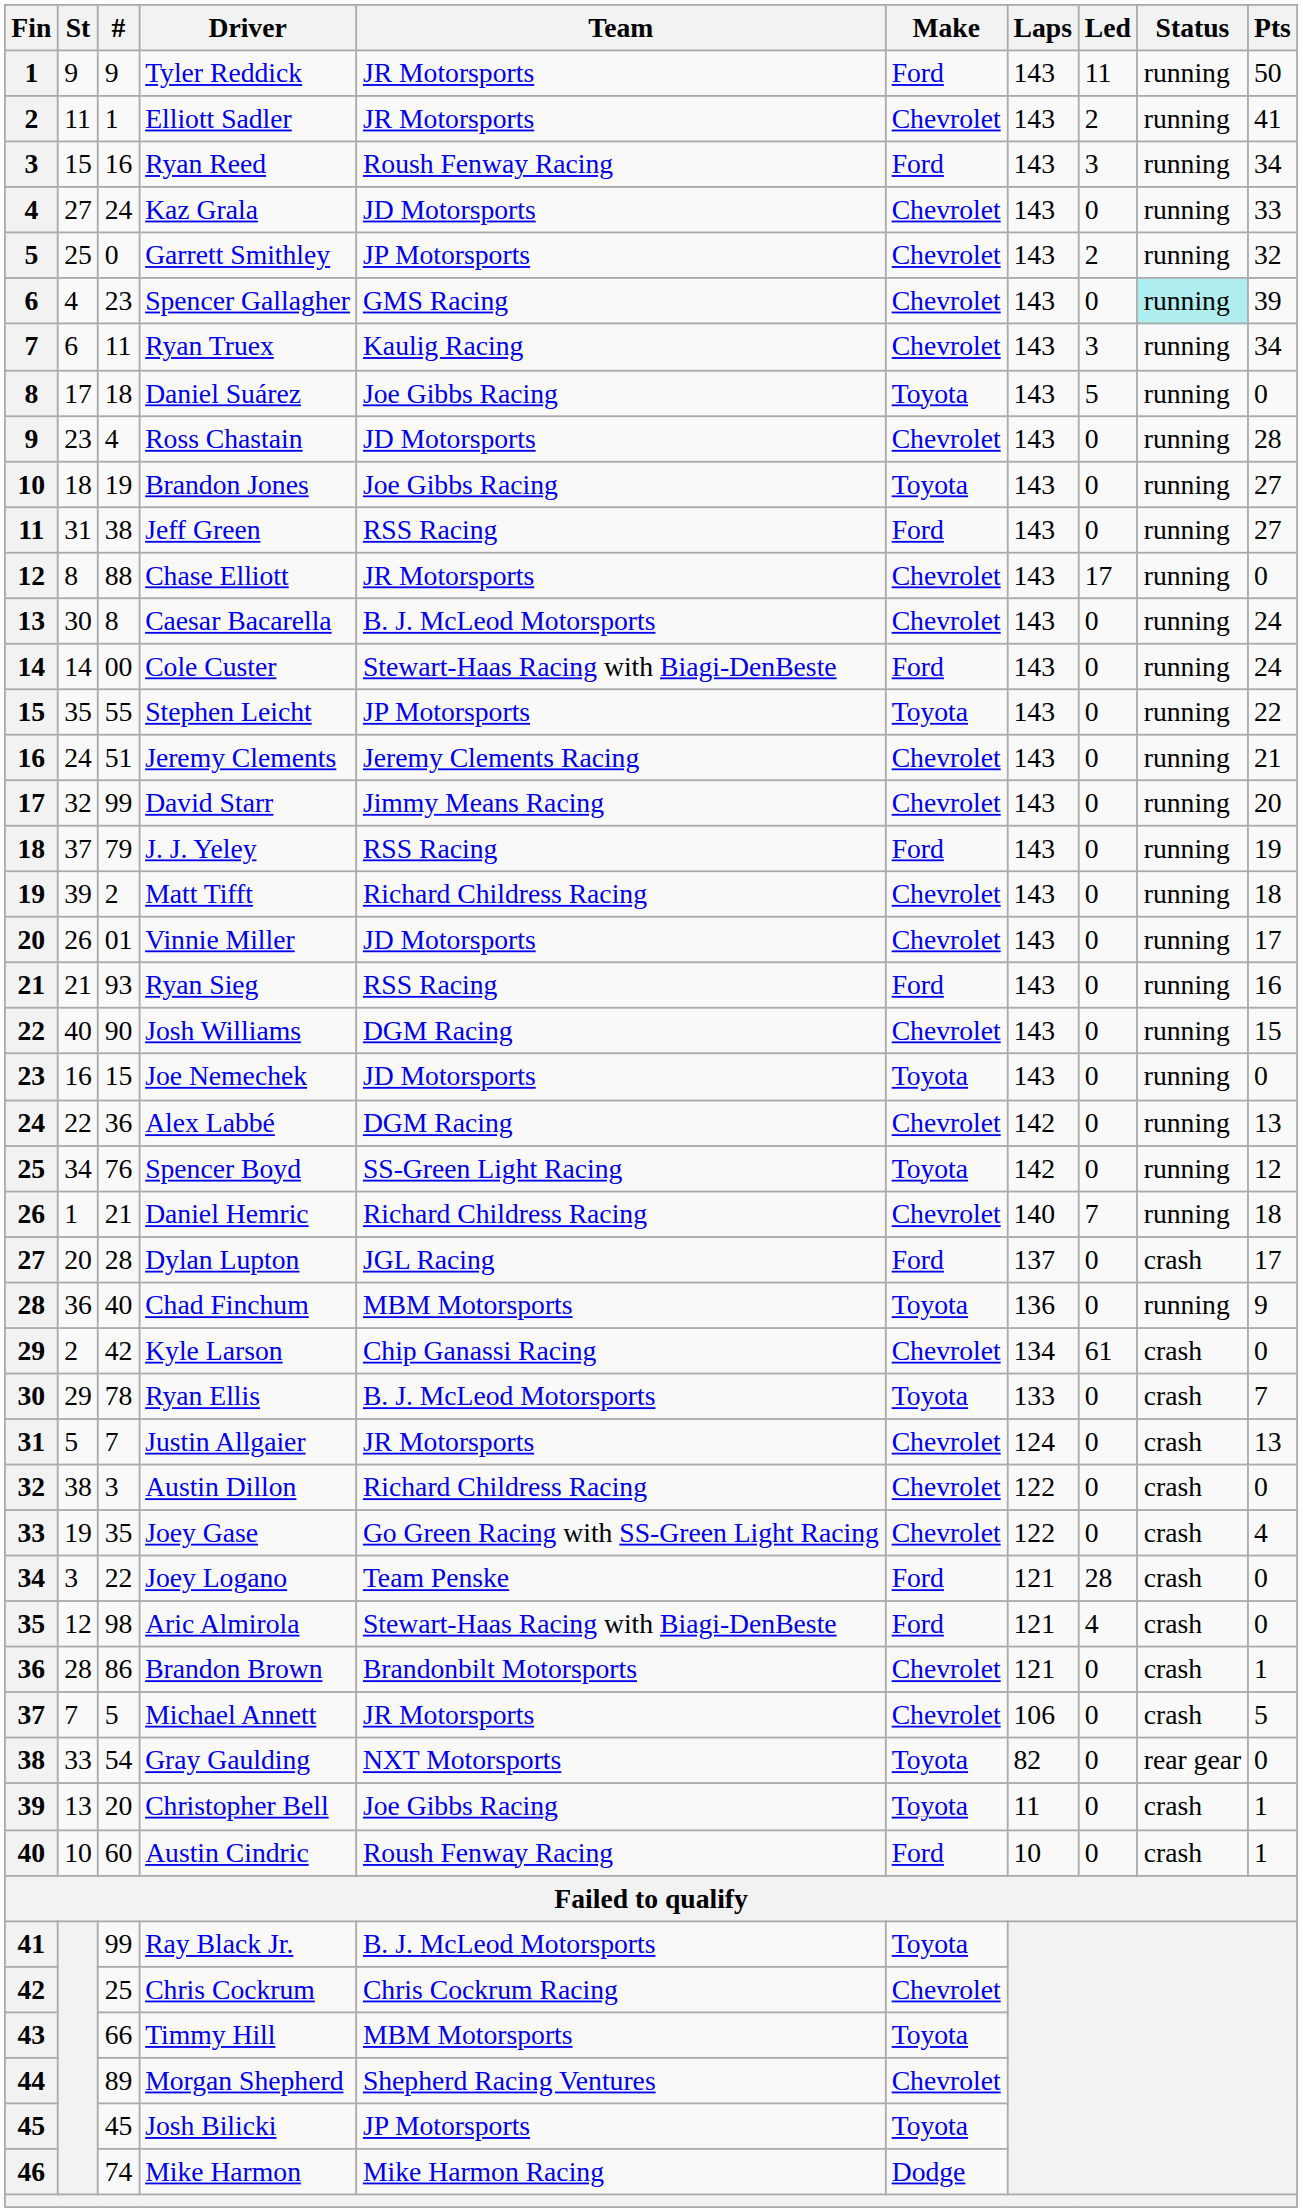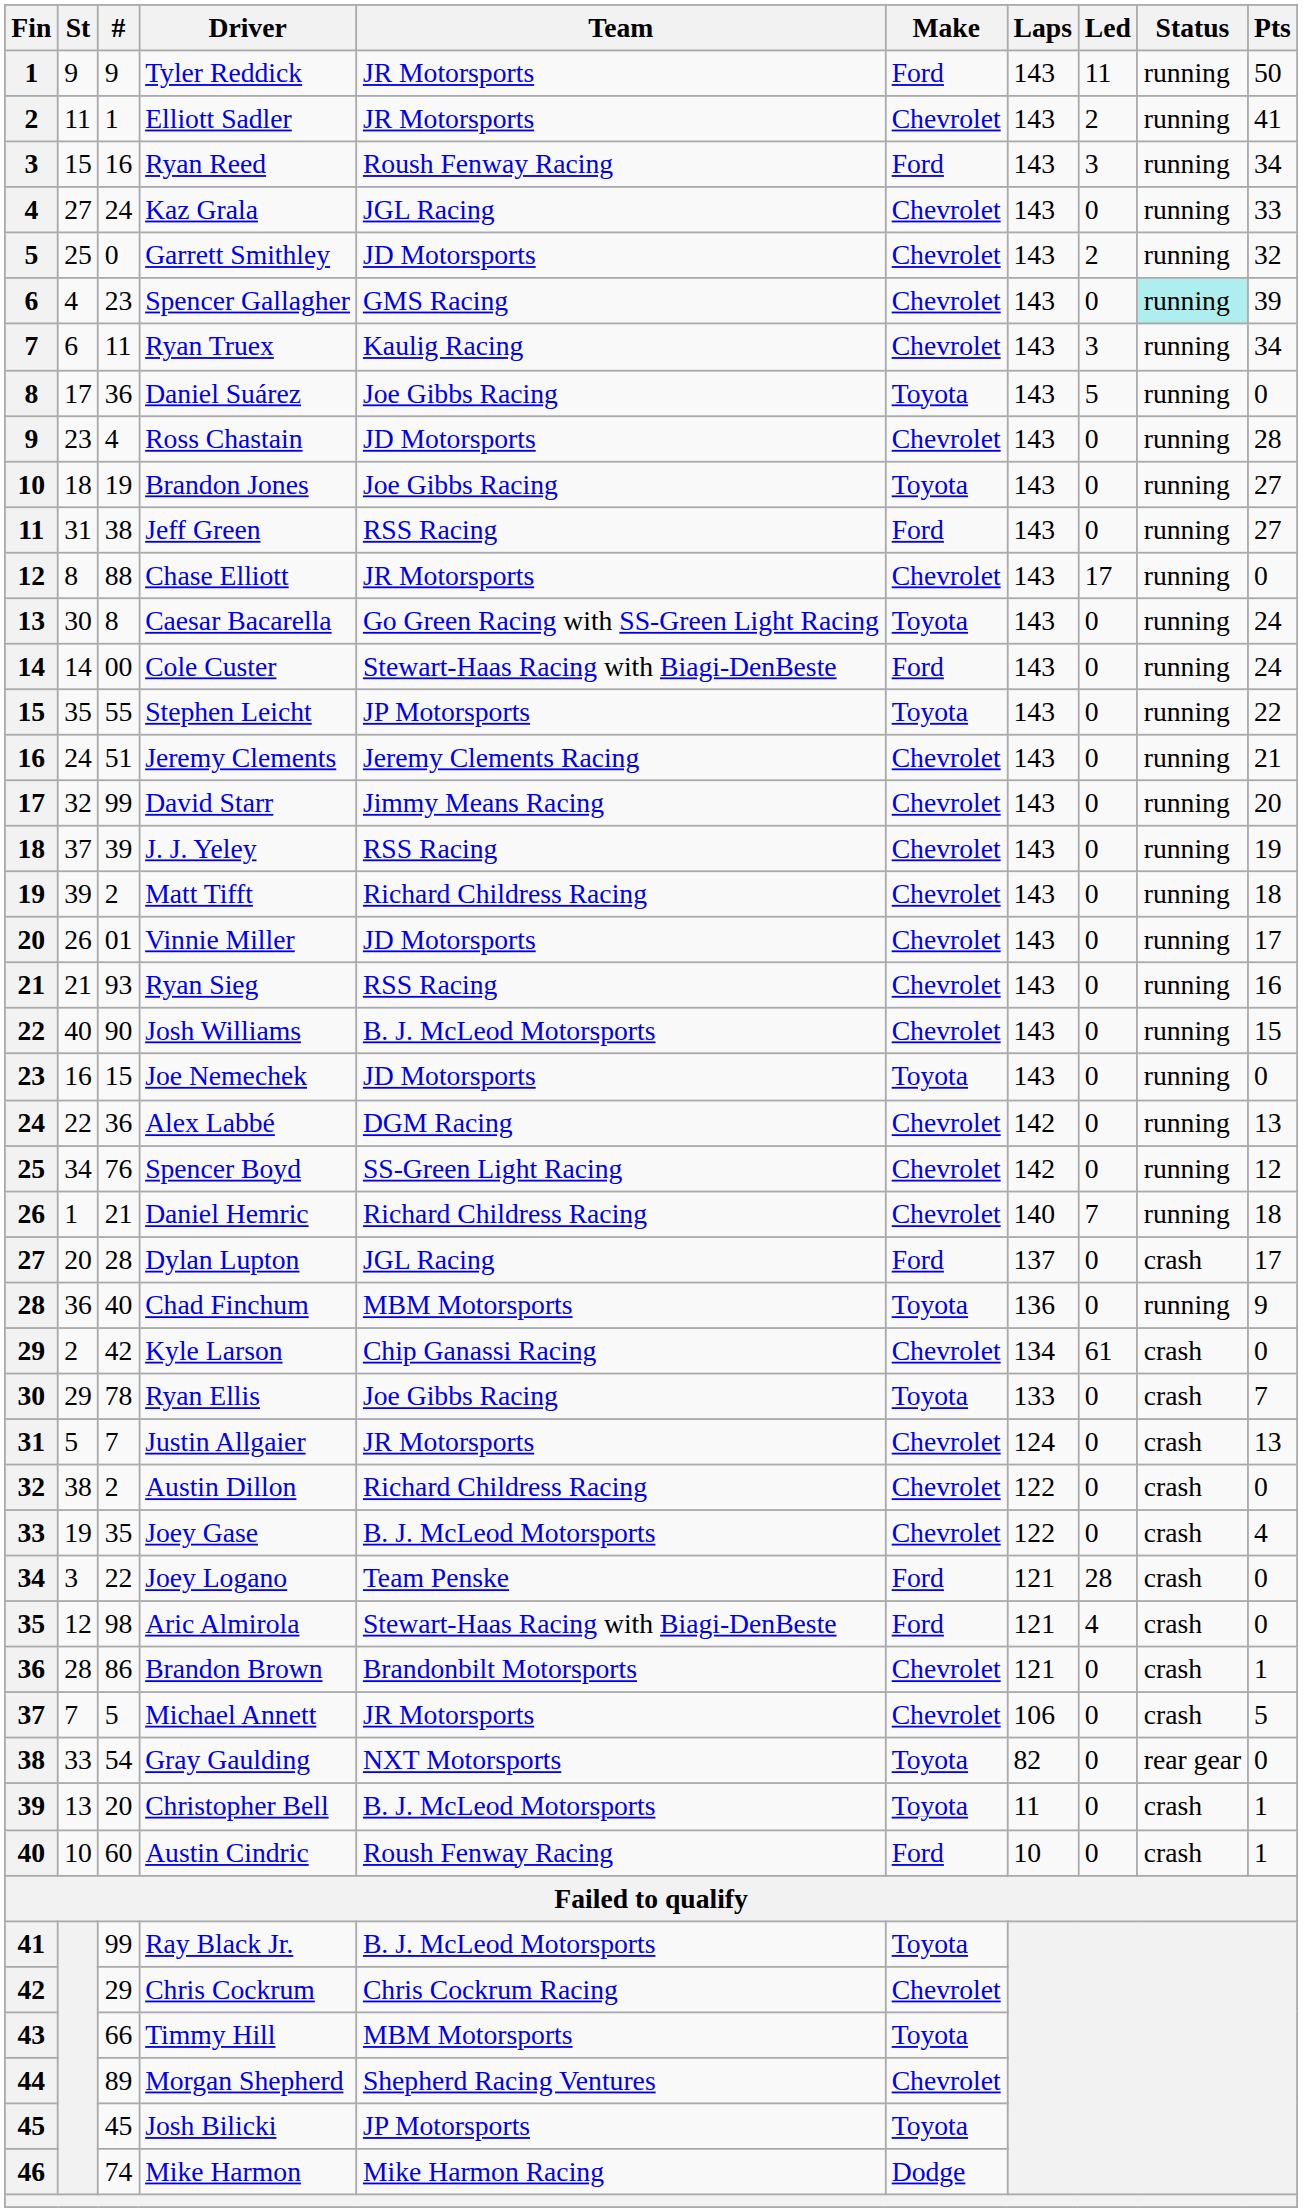(449, 209) JD Motorsports -> (429, 209) JGL Racing
(447, 255) JP Motorsports -> (449, 255) JD Motorsports
(118, 392) 18 -> (118, 392) 36
(509, 620) B. J. McLeod Motorsports -> (621, 620) Go Green Racing with SS-Green Light Racing
(946, 620) Chevrolet -> (930, 620) Toyota
(118, 848) 79 -> (118, 848) 39
(918, 848) Ford -> (946, 848) Chevrolet
(918, 985) Ford -> (946, 985) Chevrolet
(438, 1030) DGM Racing -> (509, 1030) B. J. McLeod Motorsports
(930, 1167) Toyota -> (946, 1167) Chevrolet
(509, 1395) B. J. McLeod Motorsports -> (460, 1395) Joe Gibbs Racing
(112, 1487) 3 -> (112, 1487) 2
(621, 1532) Go Green Racing with SS-Green Light Racing -> (509, 1532) B. J. McLeod Motorsports
(460, 1806) Joe Gibbs Racing -> (509, 1806) B. J. McLeod Motorsports
(118, 1988) 25 -> (118, 1988) 29
